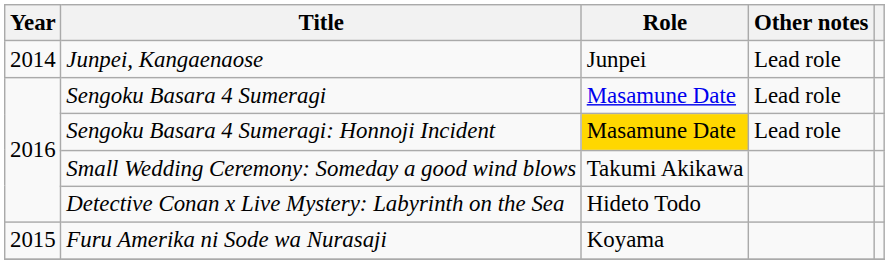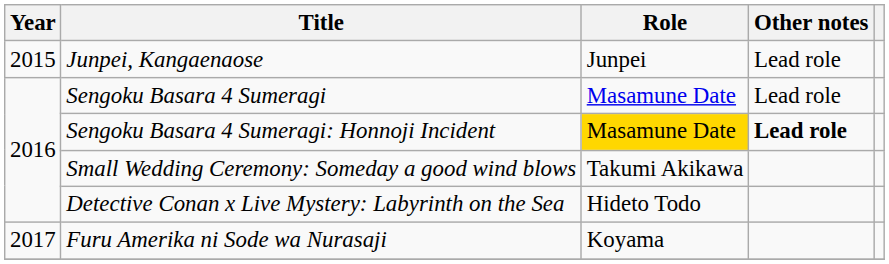(33, 58) 2014 -> (33, 58) 2015
(797, 131) normal -> (800, 131) bold
(33, 240) 2015 -> (33, 240) 2017
